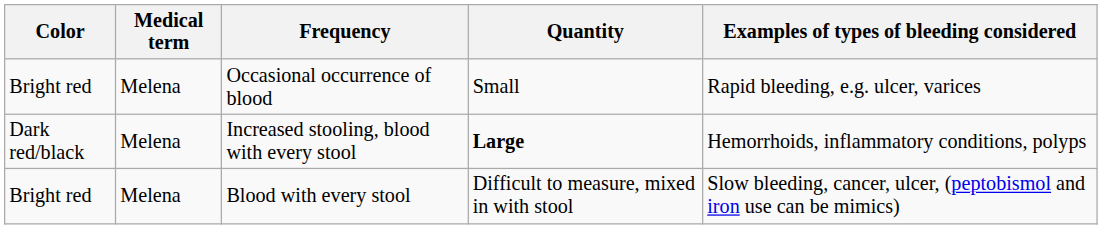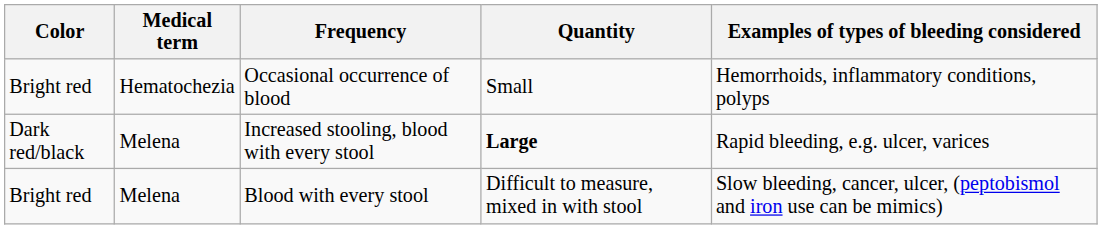(151, 86) Melena -> (177, 86) Hematochezia
(844, 86) Rapid bleeding, e.g. ulcer, varices -> (876, 86) Hemorrhoids, inflammatory conditions, polyps
(897, 141) Hemorrhoids, inflammatory conditions, polyps -> (853, 141) Rapid bleeding, e.g. ulcer, varices
